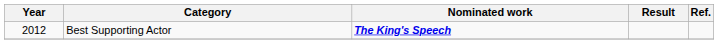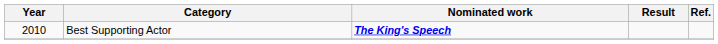(34, 30) 2012 -> (34, 30) 2010
